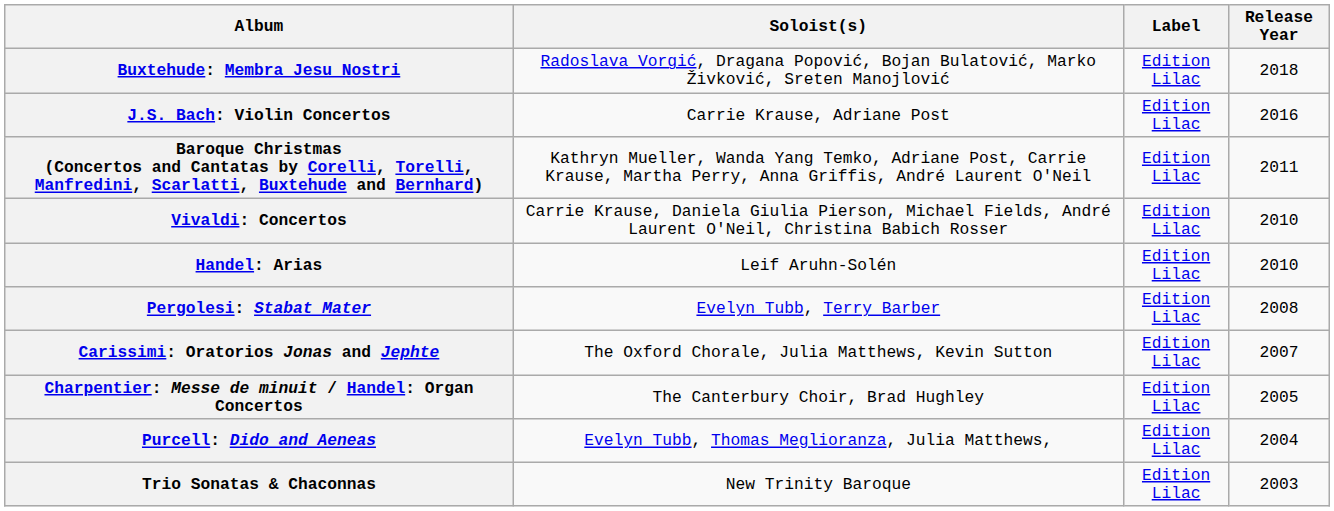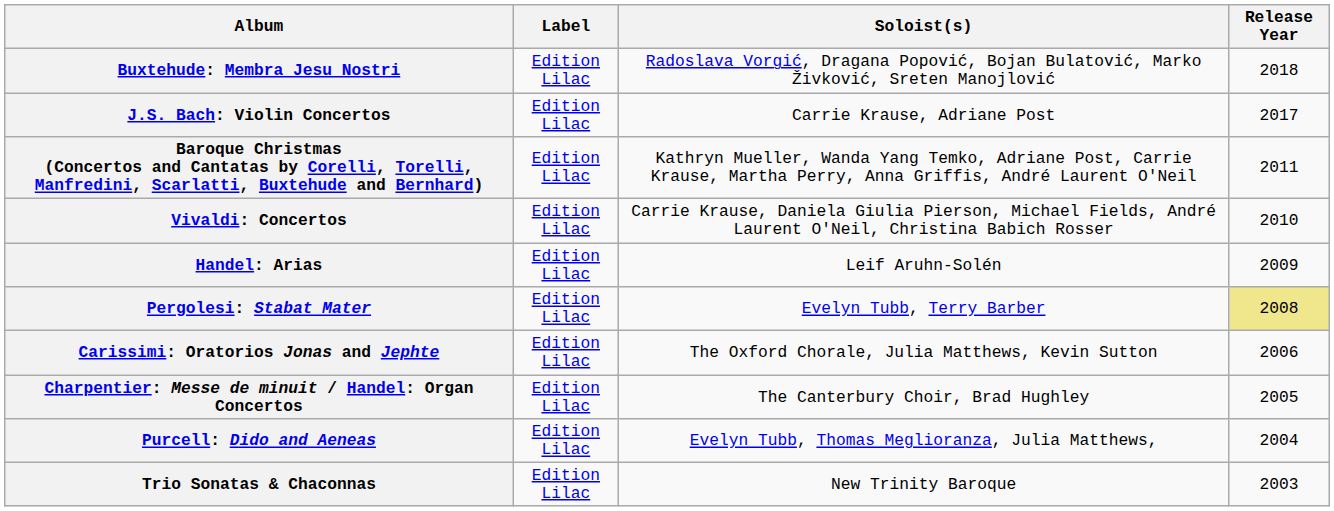columns swapped: (818, 27) <-> (1176, 27)
(1279, 114) 2016 -> (1279, 114) 2017
(1279, 264) 2010 -> (1279, 264) 2009
(1279, 308) no background -> (1279, 308) khaki background
(1279, 352) 2007 -> (1279, 352) 2006
